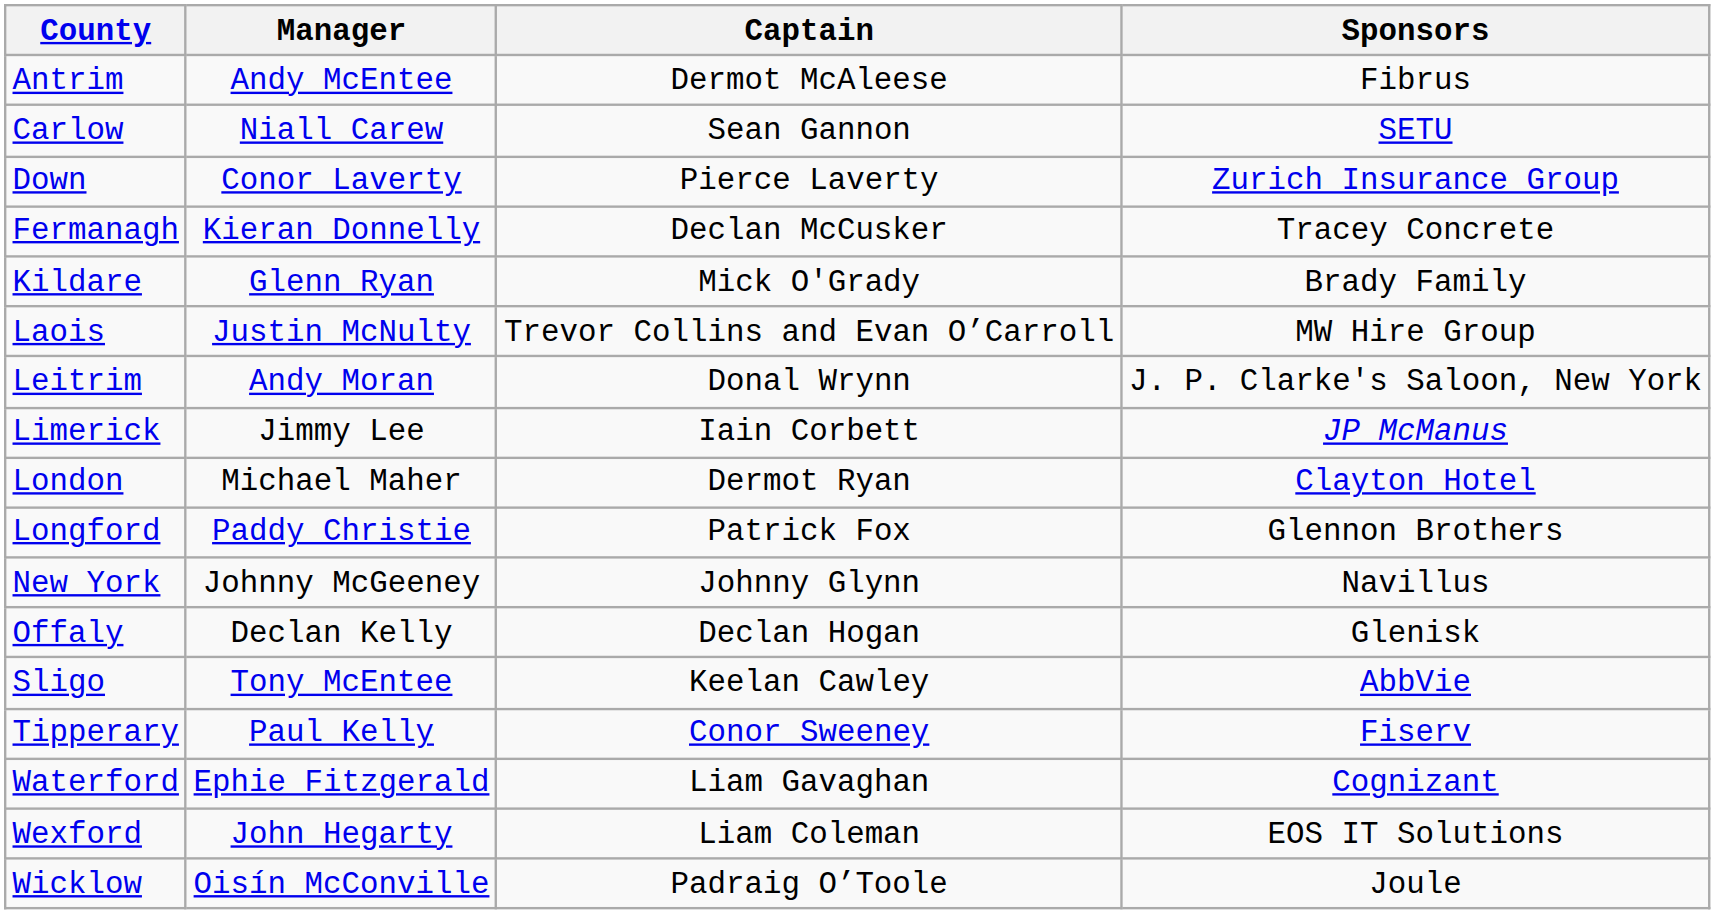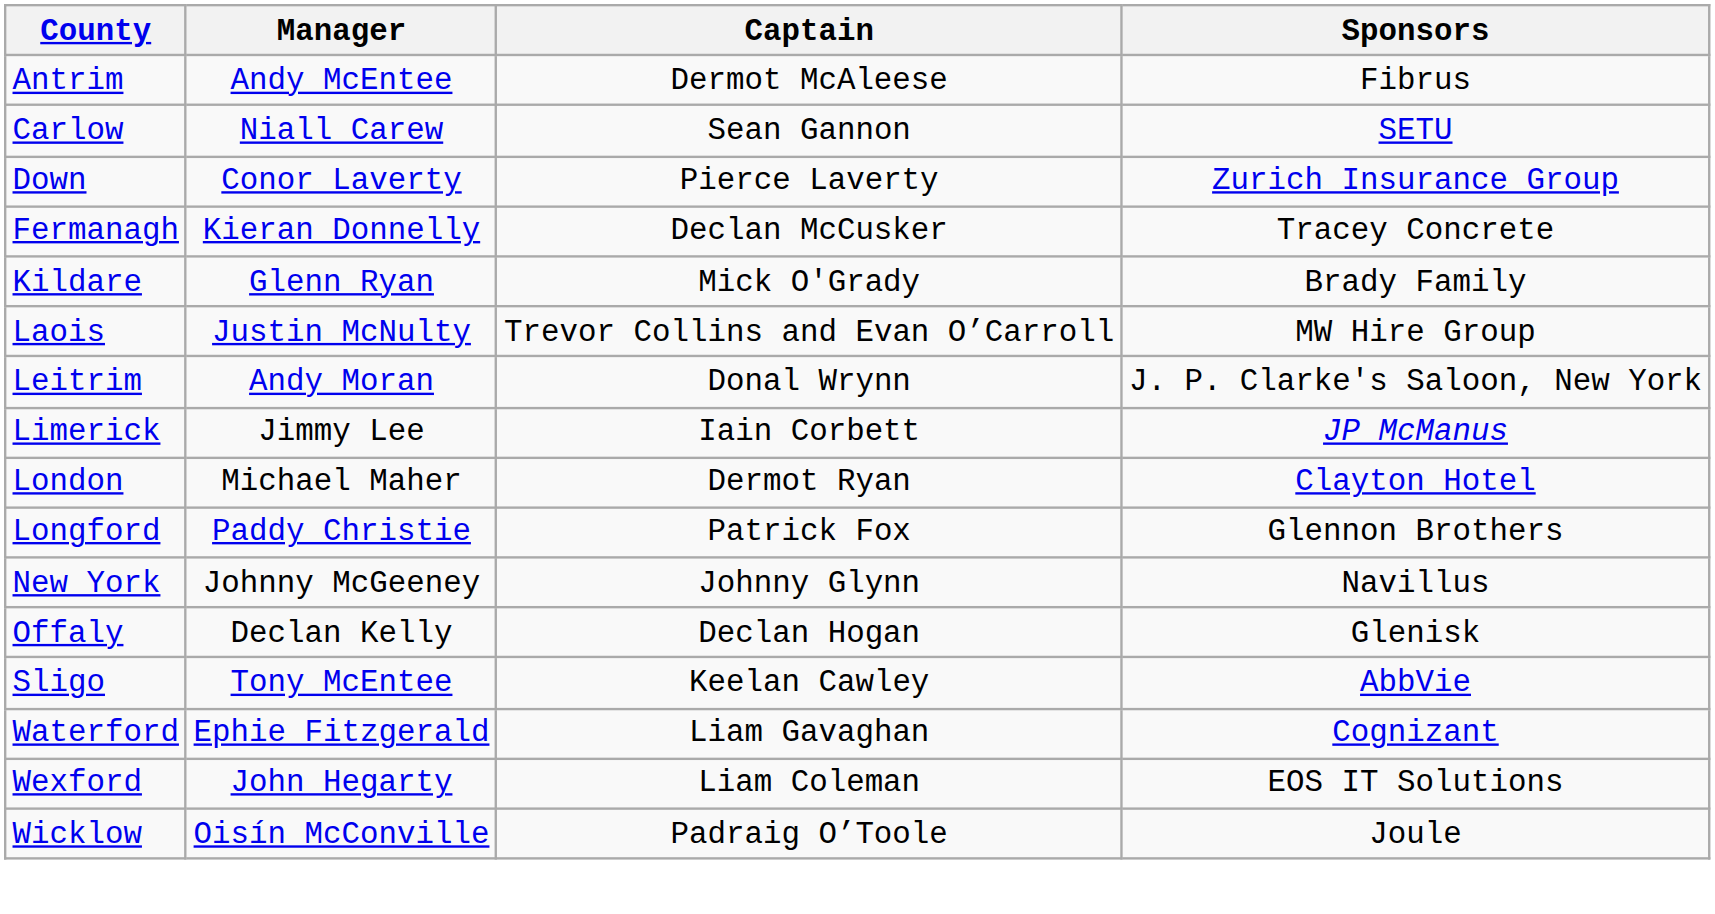- row: (96, 733)
